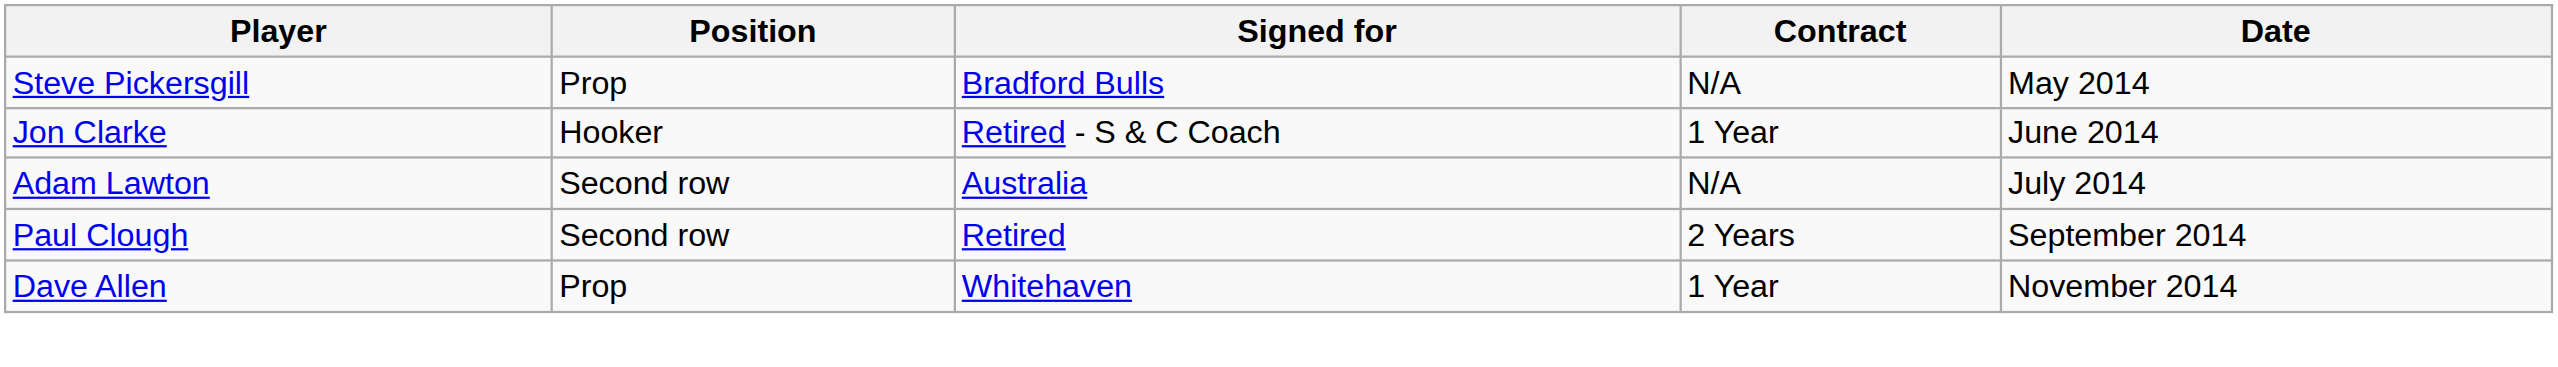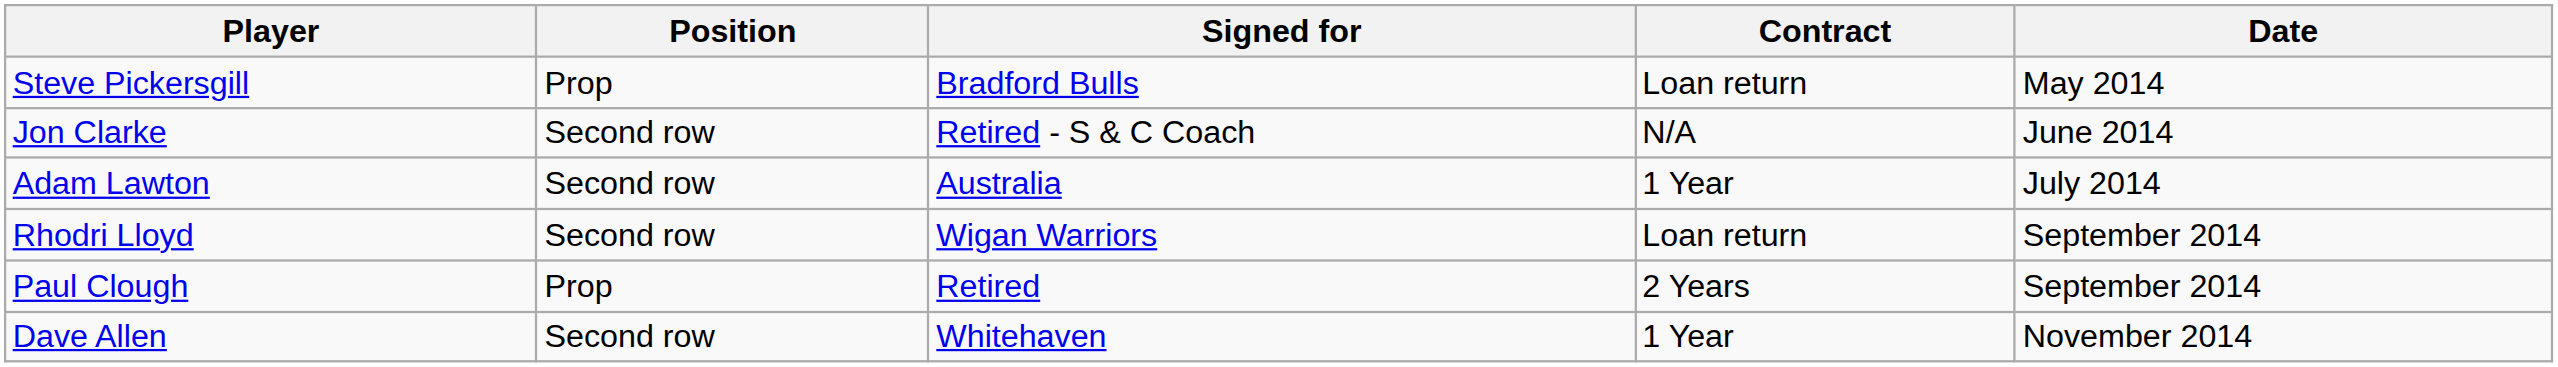(1714, 82) N/A -> (1725, 82) Loan return
(611, 133) Hooker -> (630, 133) Second row
(1733, 133) 1 Year -> (1669, 133) N/A
(1714, 184) N/A -> (1688, 184) 1 Year
+ row: (103, 235)
(644, 235) Second row -> (579, 286) Prop
(593, 286) Prop -> (630, 337) Second row
